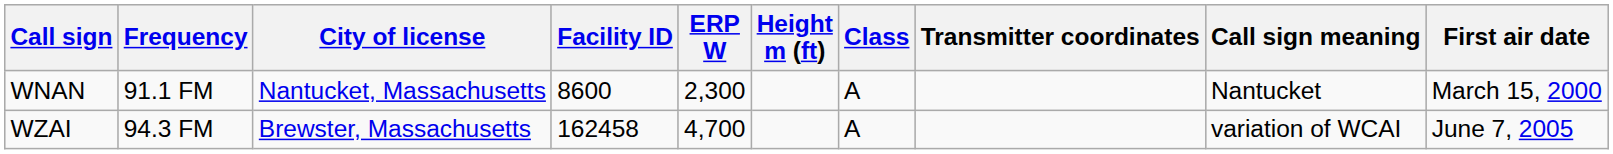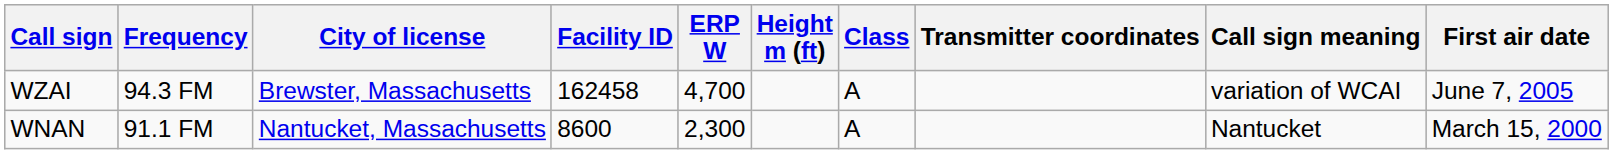rows swapped: (48, 90) <-> (41, 129)
